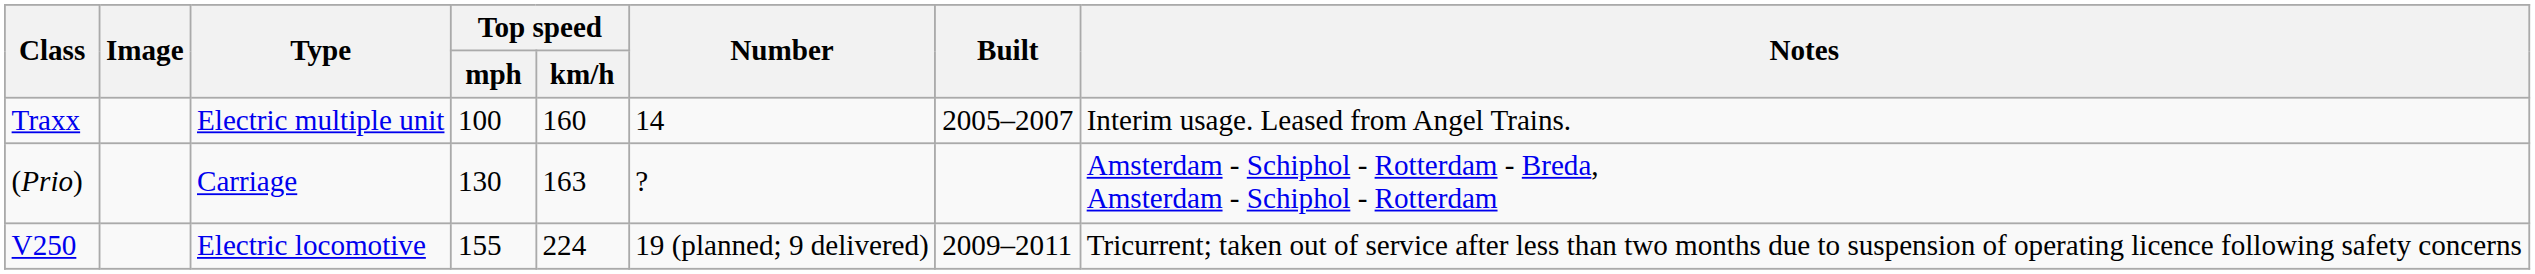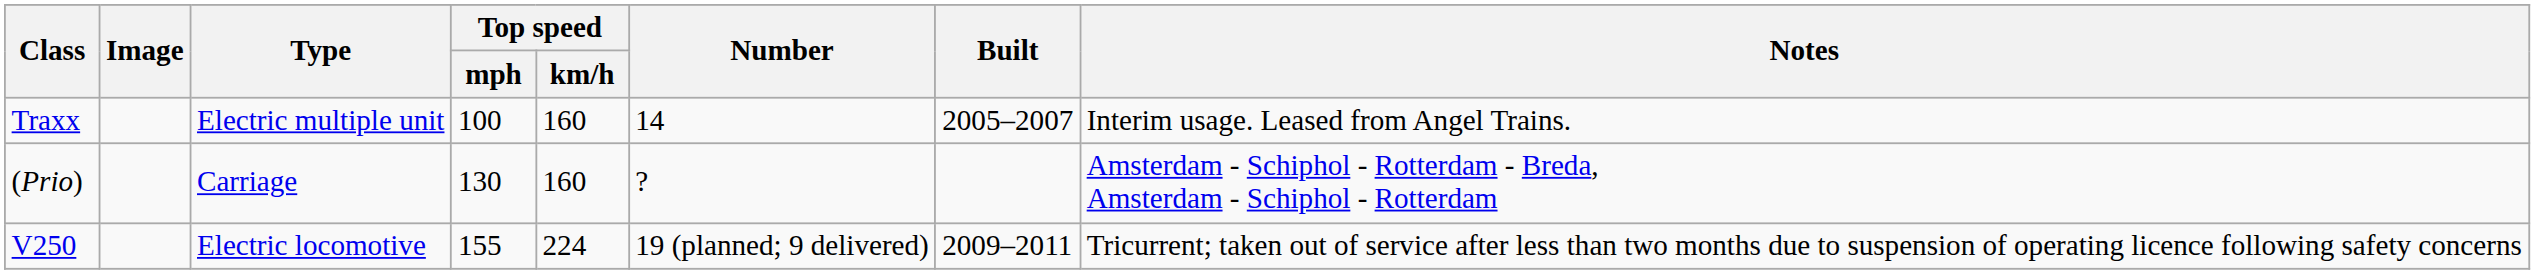(564, 182) 163 -> (564, 182) 160
